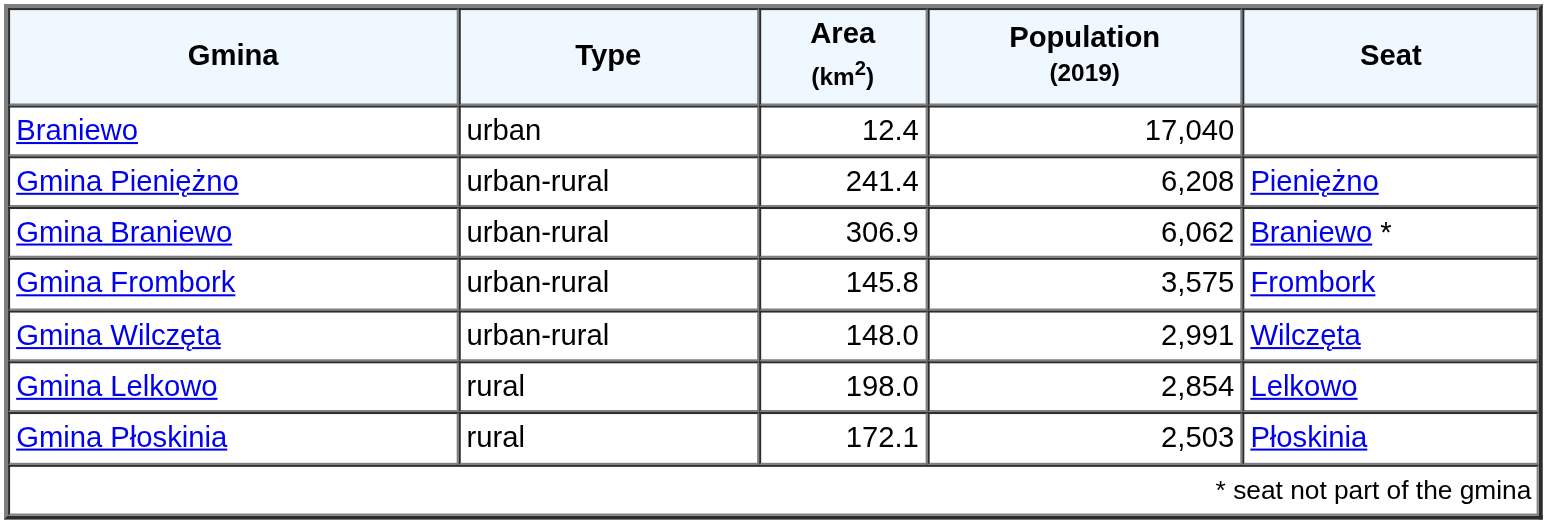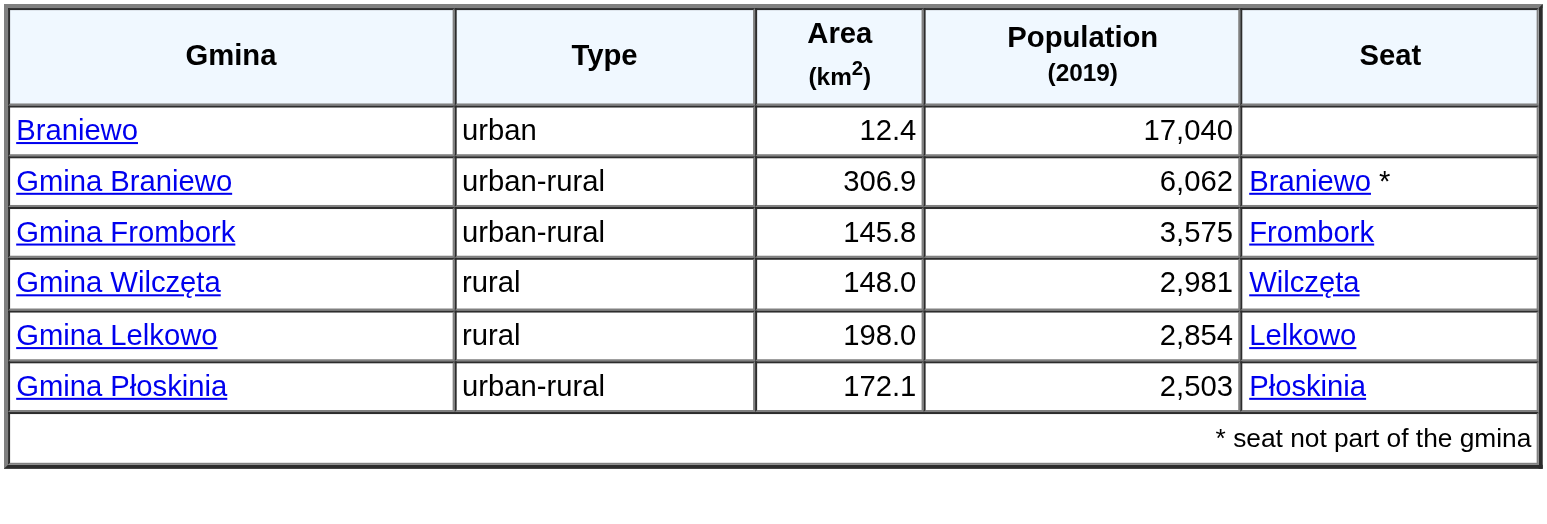- row: (127, 180)
(538, 334) urban-rural -> (491, 283) rural
(1198, 334) 2,991 -> (1196, 283) 2,981
(496, 437) rural -> (533, 386) urban-rural
